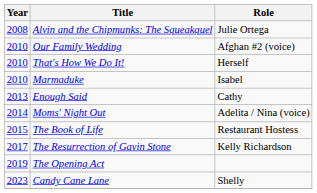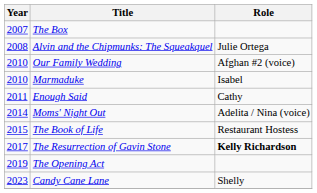+ row: (50, 29)
- row: (79, 63)
(17, 96) 2013 -> (17, 96) 2011
(254, 146) normal -> (257, 146) bold
